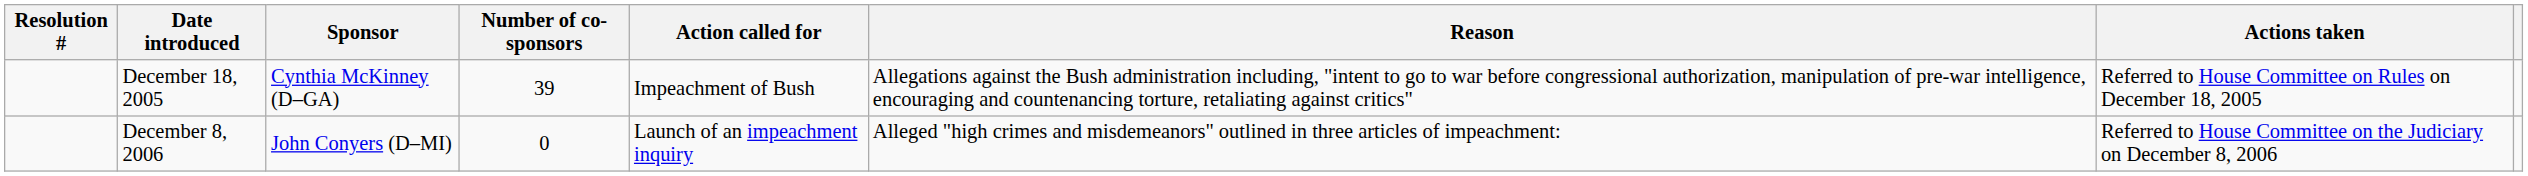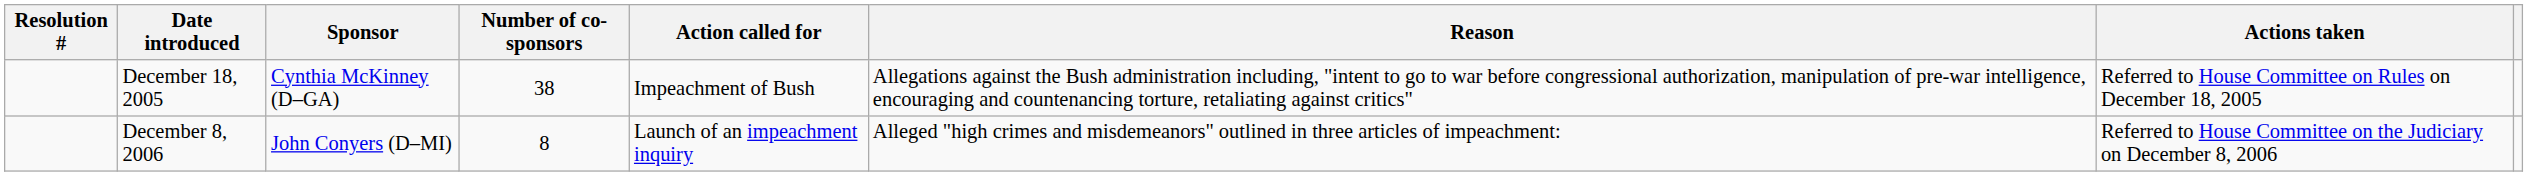(544, 87) 39 -> (544, 87) 38
(544, 143) 0 -> (544, 143) 8
